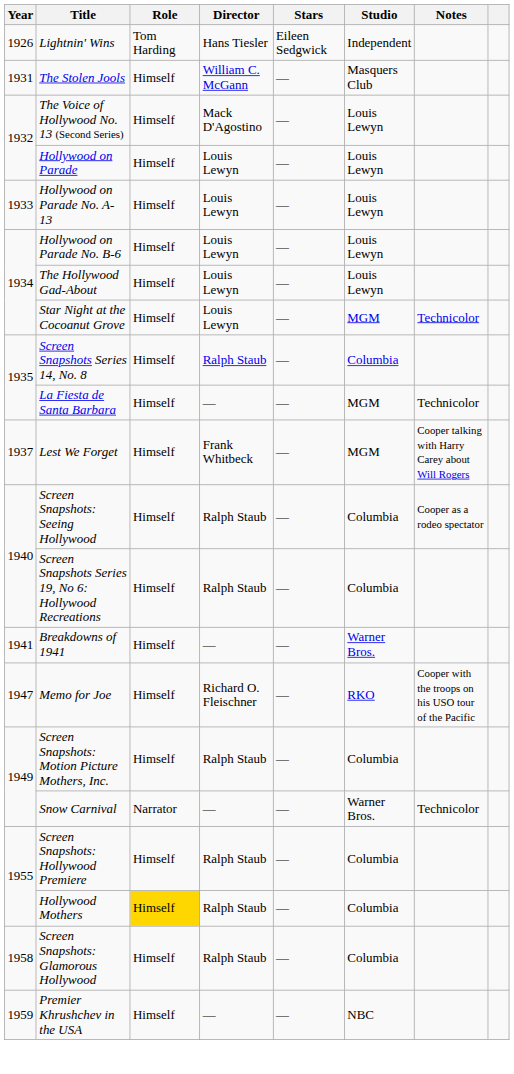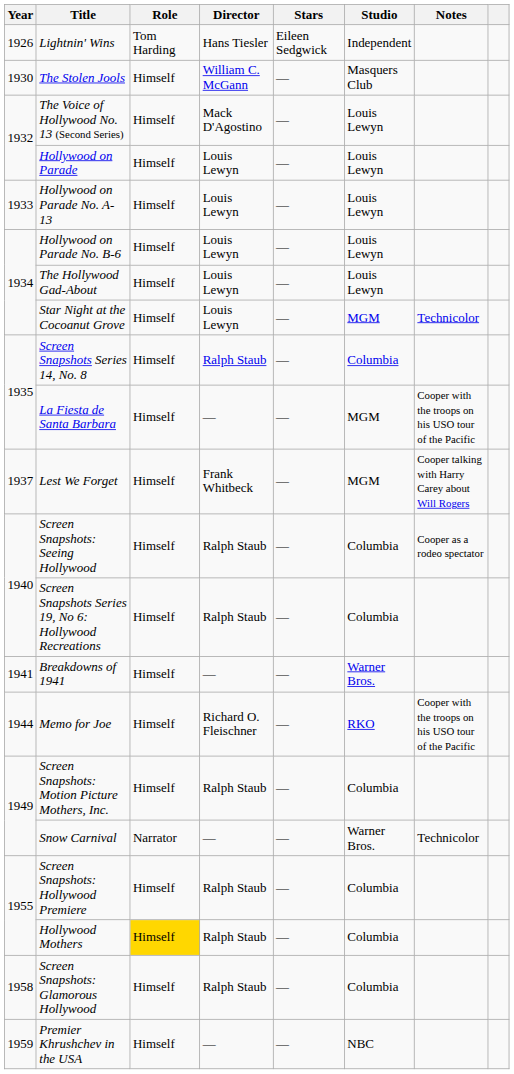(20, 77) 1931 -> (20, 77) 1930
(448, 402) Technicolor -> (446, 417) Cooper with the troops on his USO tour of the Pacific
(20, 694) 1947 -> (20, 724) 1944
